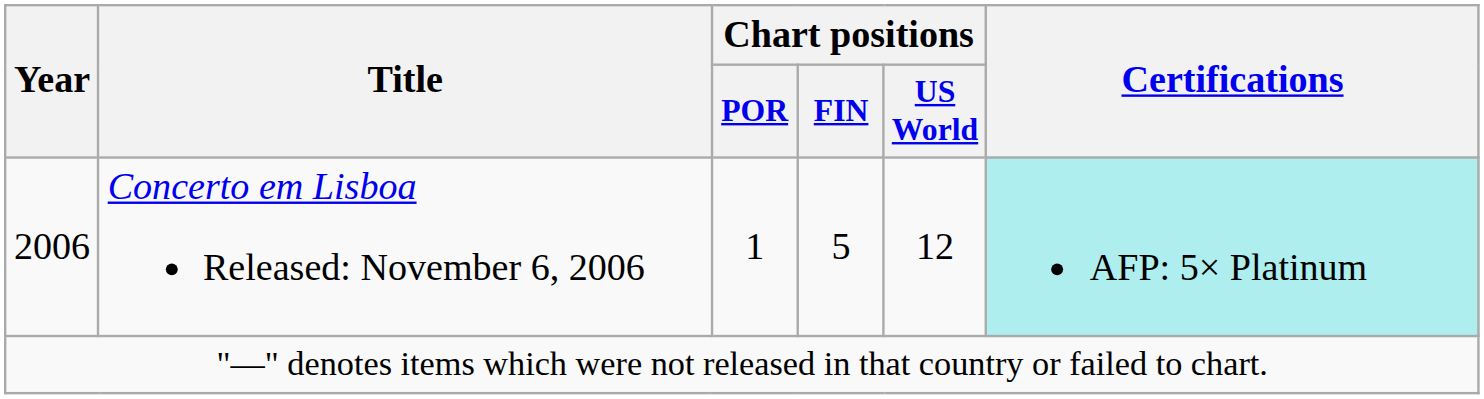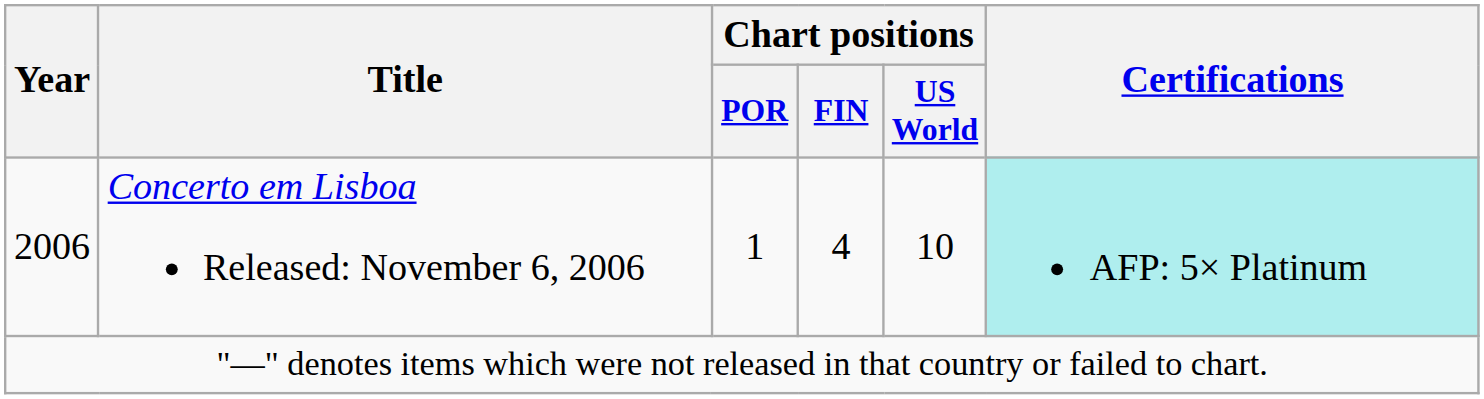(841, 245) 5 -> (841, 245) 4
(935, 245) 12 -> (935, 245) 10
